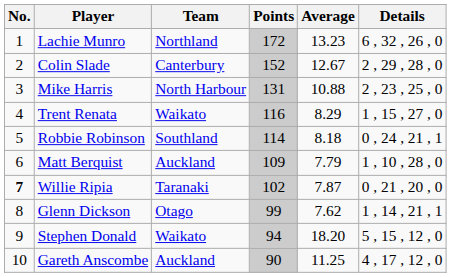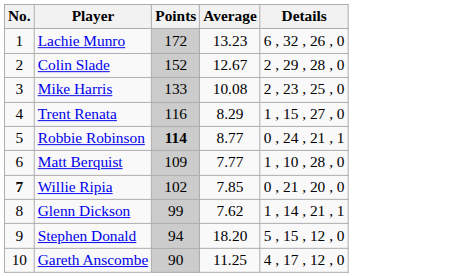- column: (201, 16)
(274, 89) 131 -> (176, 89) 133
(328, 89) 10.88 -> (230, 89) 10.08
(274, 138) normal -> (176, 138) bold
(328, 138) 8.18 -> (230, 138) 8.77
(328, 162) 7.79 -> (230, 162) 7.77
(328, 187) 7.87 -> (230, 187) 7.85
